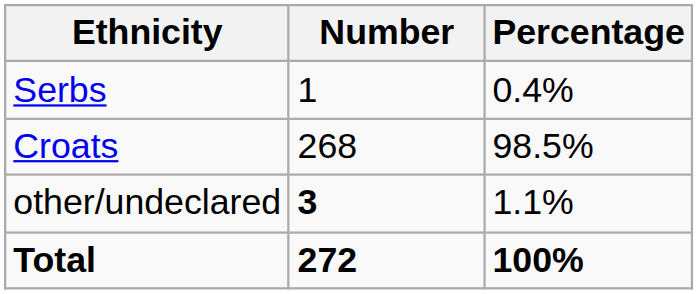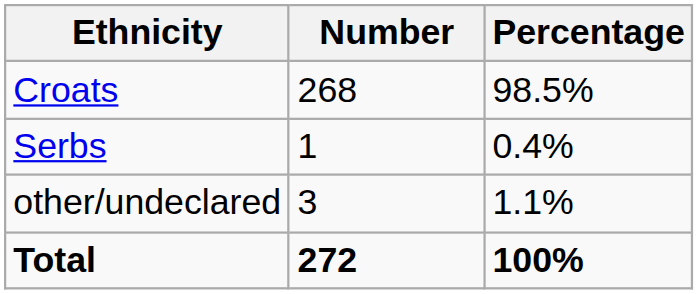rows swapped: (66, 145) <-> (60, 89)
(308, 202) bold -> (308, 202) normal
